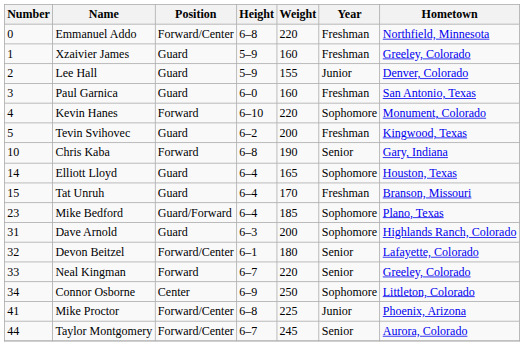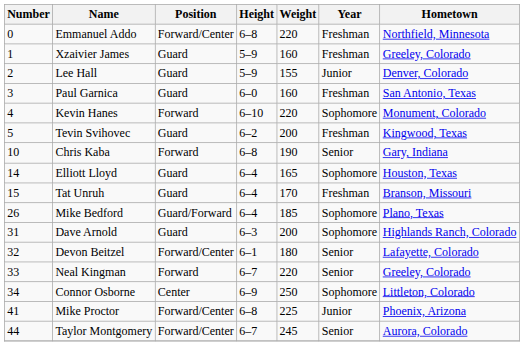(13, 212) 23 -> (13, 212) 26
